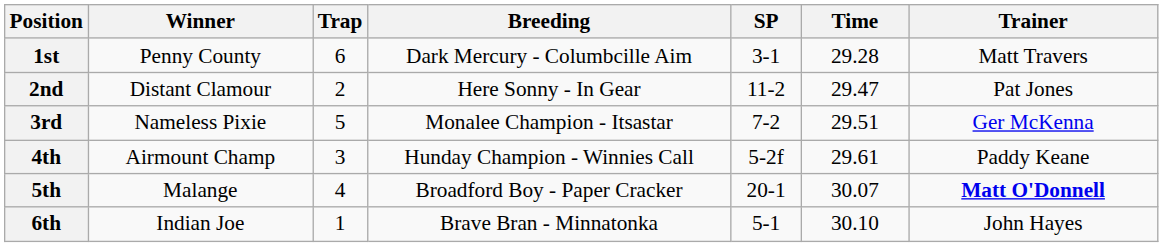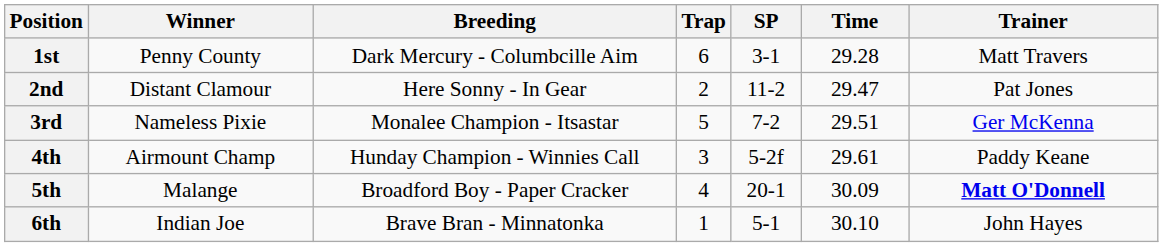columns swapped: (549, 21) <-> (340, 21)
(855, 190) 30.07 -> (855, 190) 30.09
